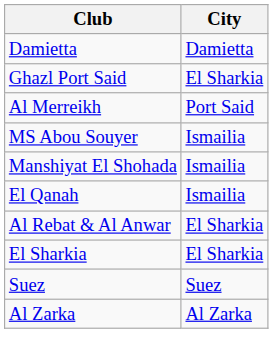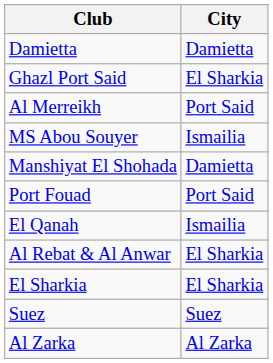(215, 166) Ismailia -> (219, 166) Damietta
+ row: (50, 195)
